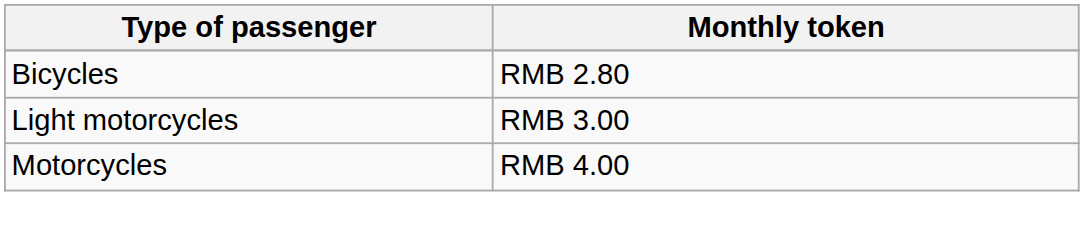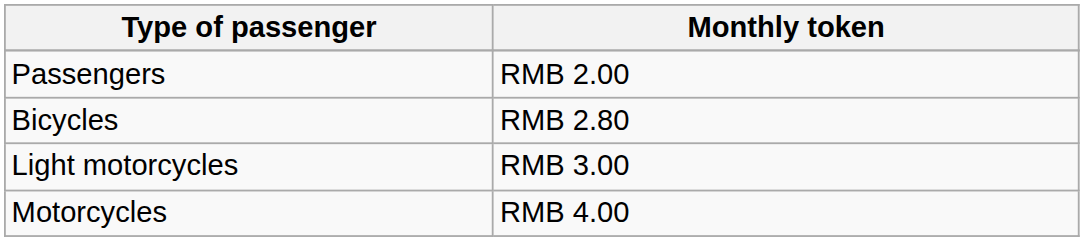+ row: (89, 73)
